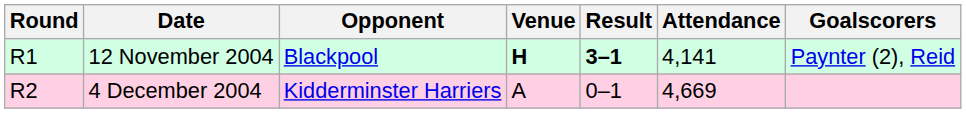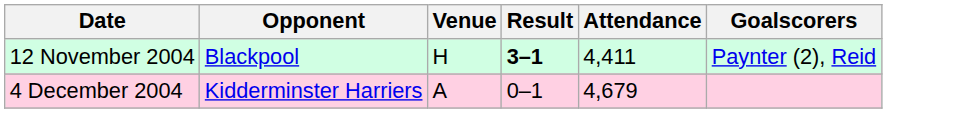- column: (44, 21)
(519, 56) bold -> (440, 56) normal
(689, 56) 4,141 -> (610, 56) 4,411
(689, 90) 4,669 -> (610, 90) 4,679
